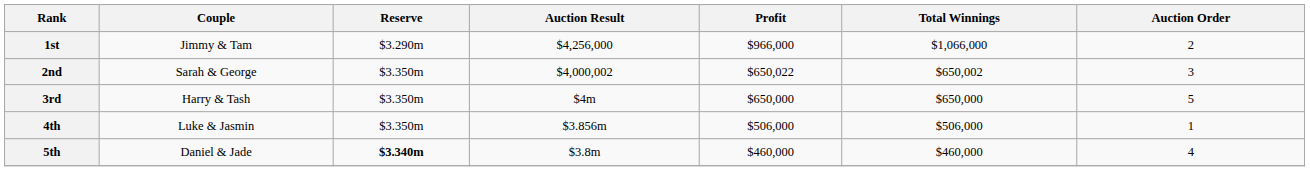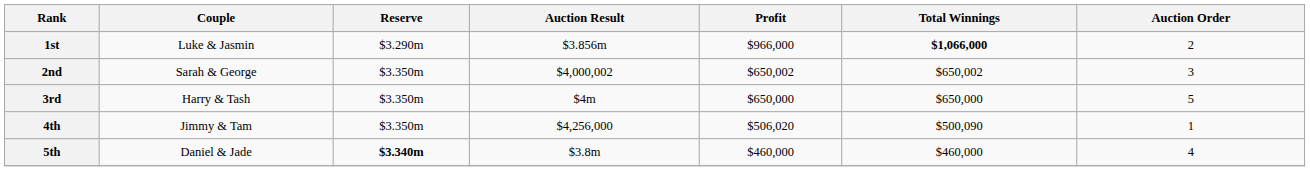(216, 45) Jimmy & Tam -> (216, 45) Luke & Jasmin
(585, 45) $4,256,000 -> (585, 45) $3.856m
(959, 45) normal -> (959, 45) bold
(771, 72) $650,022 -> (771, 72) $650,002
(216, 125) Luke & Jasmin -> (216, 125) Jimmy & Tam
(585, 125) $3.856m -> (585, 125) $4,256,000
(771, 125) $506,000 -> (771, 125) $506,020
(959, 125) $506,000 -> (959, 125) $500,090
